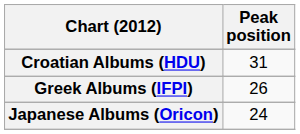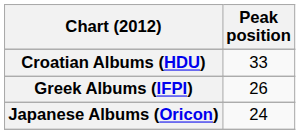(259, 62) 31 -> (259, 62) 33
